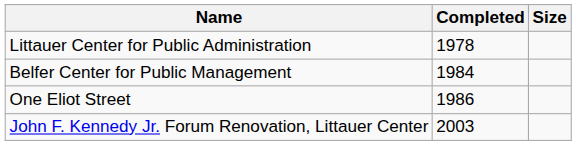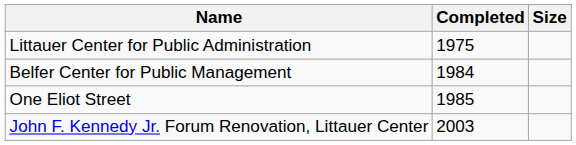(455, 45) 1978 -> (455, 45) 1975
(455, 99) 1986 -> (455, 99) 1985
